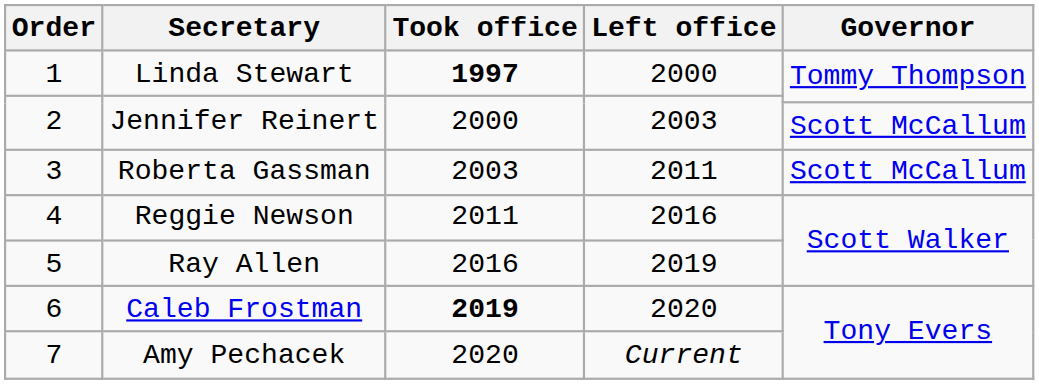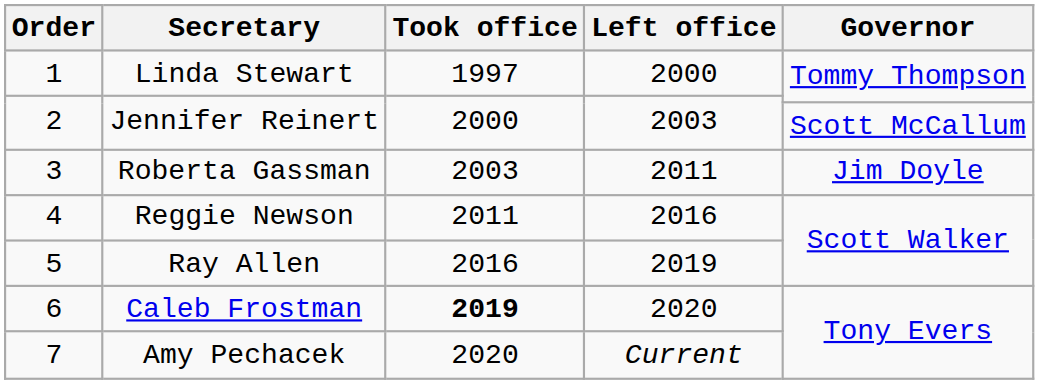(485, 74) bold -> (485, 74) normal
(908, 172) Scott McCallum -> (908, 172) Jim Doyle
